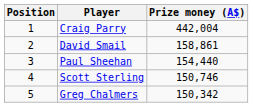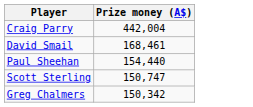- column: (31, 13)
(197, 45) 158,861 -> (144, 45) 168,461
(197, 78) 150,746 -> (144, 78) 150,747
